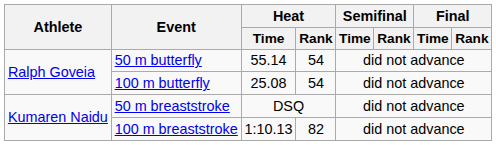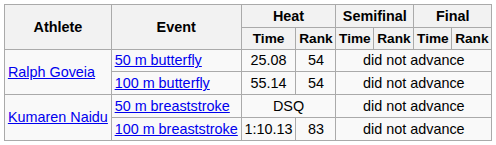(269, 60) 55.14 -> (269, 60) 25.08
(269, 83) 25.08 -> (269, 83) 55.14
(316, 129) 82 -> (316, 129) 83
